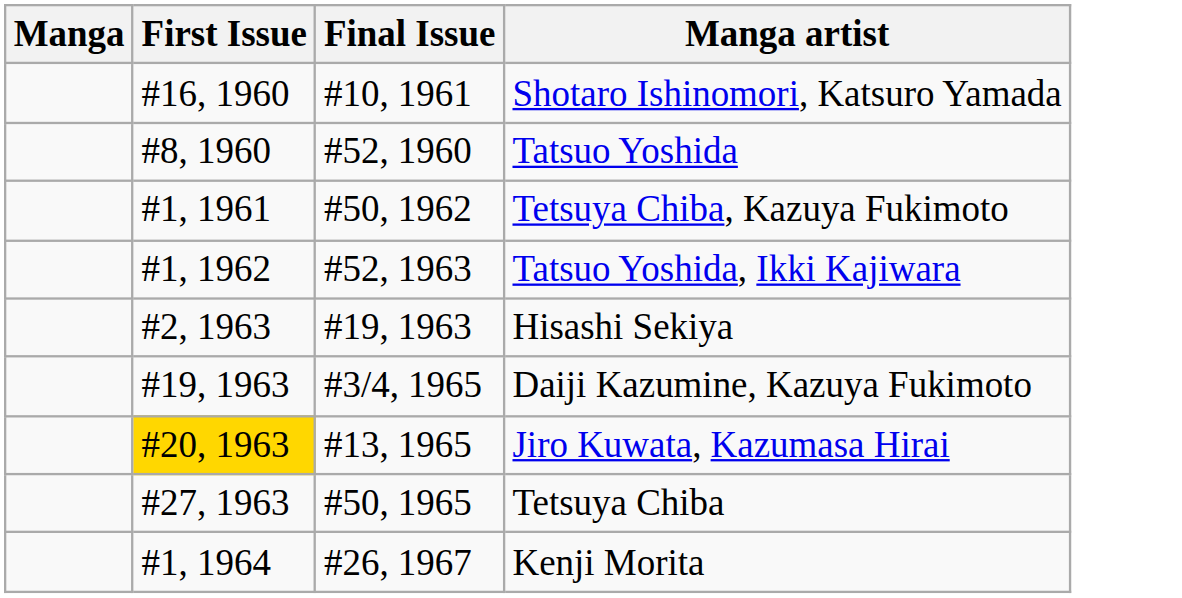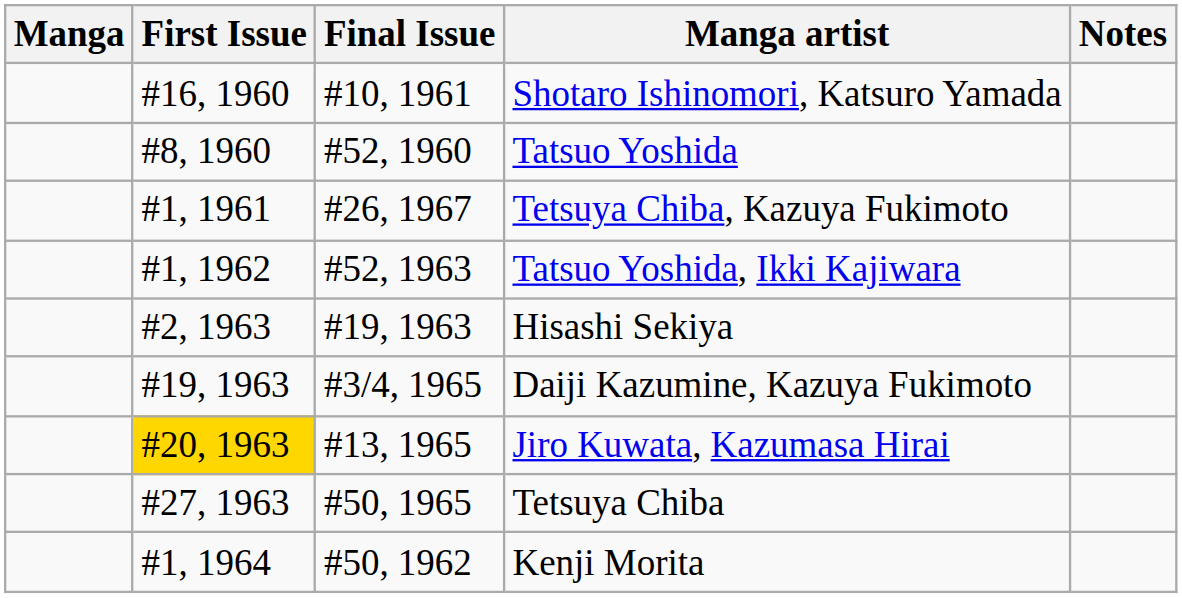+ column: (1123, 33)
(398, 209) #50, 1962 -> (398, 209) #26, 1967
(398, 561) #26, 1967 -> (398, 561) #50, 1962
